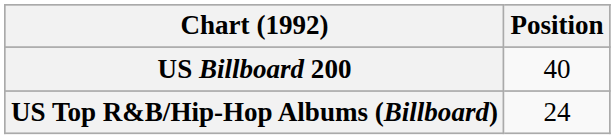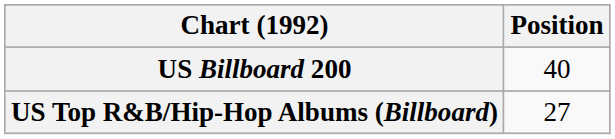(557, 111) 24 -> (557, 111) 27
